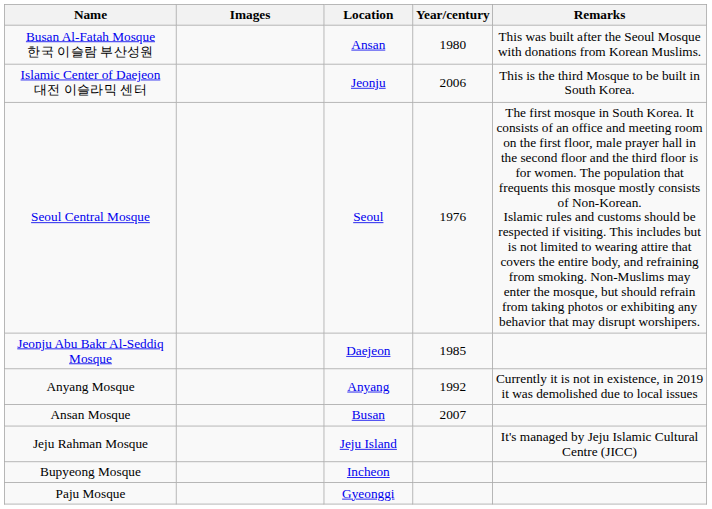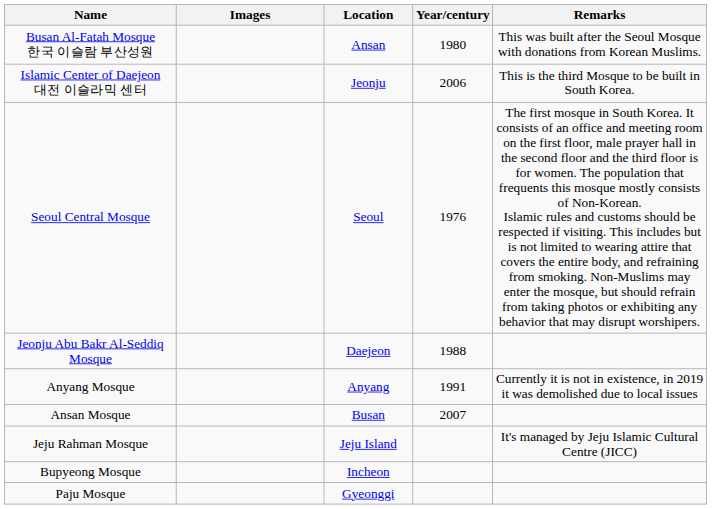(453, 350) 1985 -> (453, 350) 1988
(453, 386) 1992 -> (453, 386) 1991
